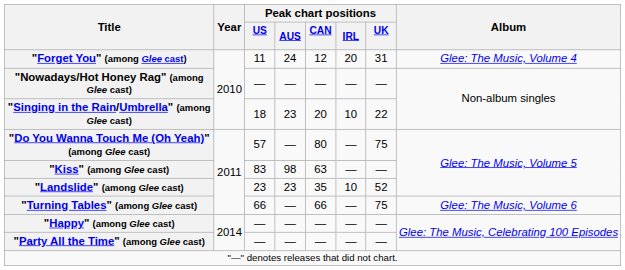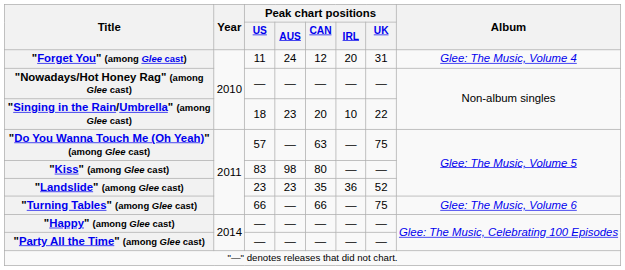(320, 145) 80 -> (320, 145) 63
(320, 169) 63 -> (320, 169) 80
(351, 187) 10 -> (351, 187) 36
